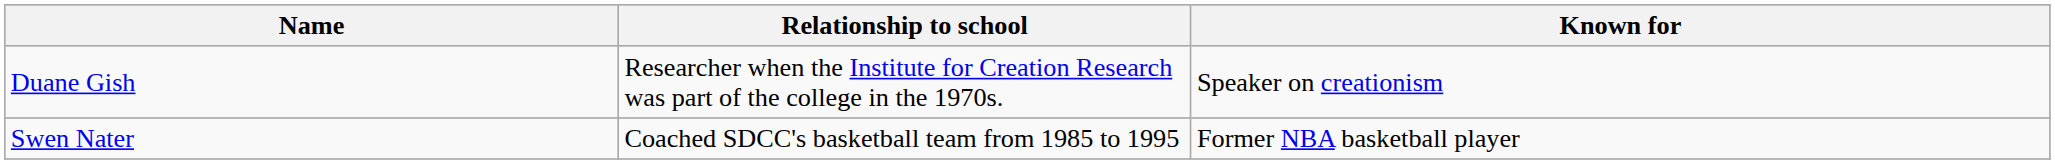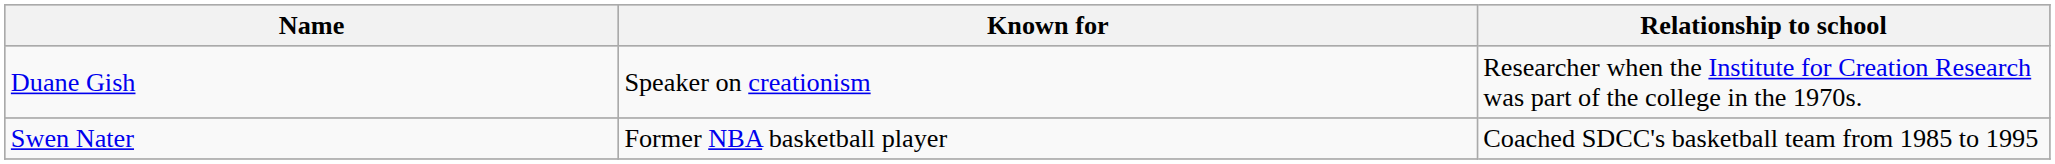columns swapped: (1620, 25) <-> (905, 25)
